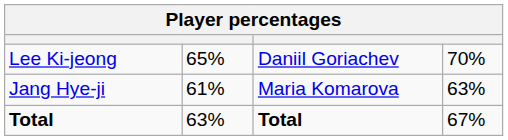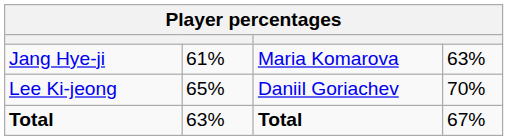rows swapped: (57, 89) <-> (63, 59)
